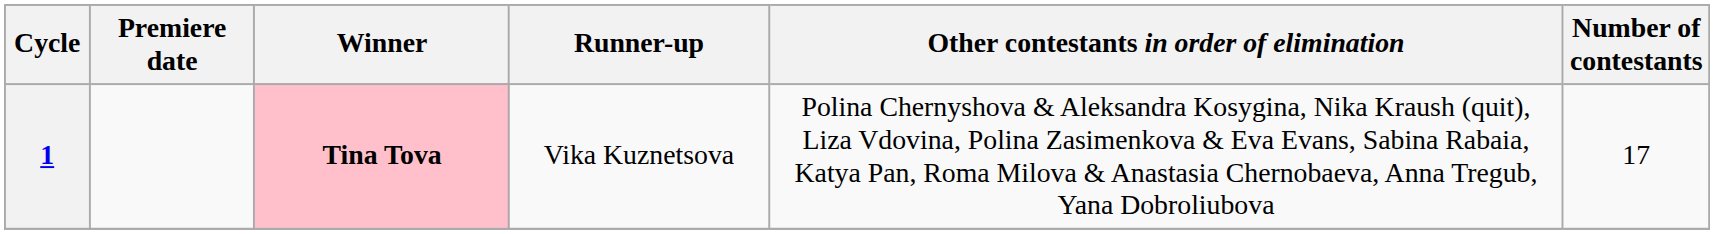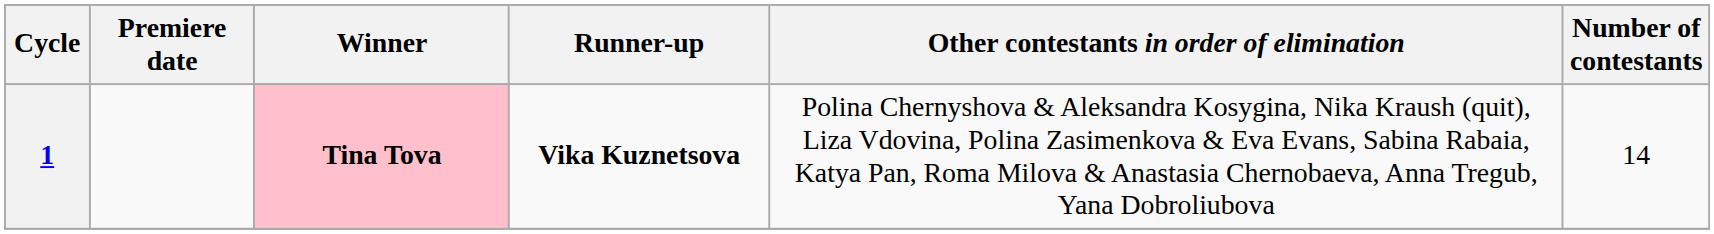(639, 155) normal -> (639, 155) bold
(1636, 155) 17 -> (1636, 155) 14
